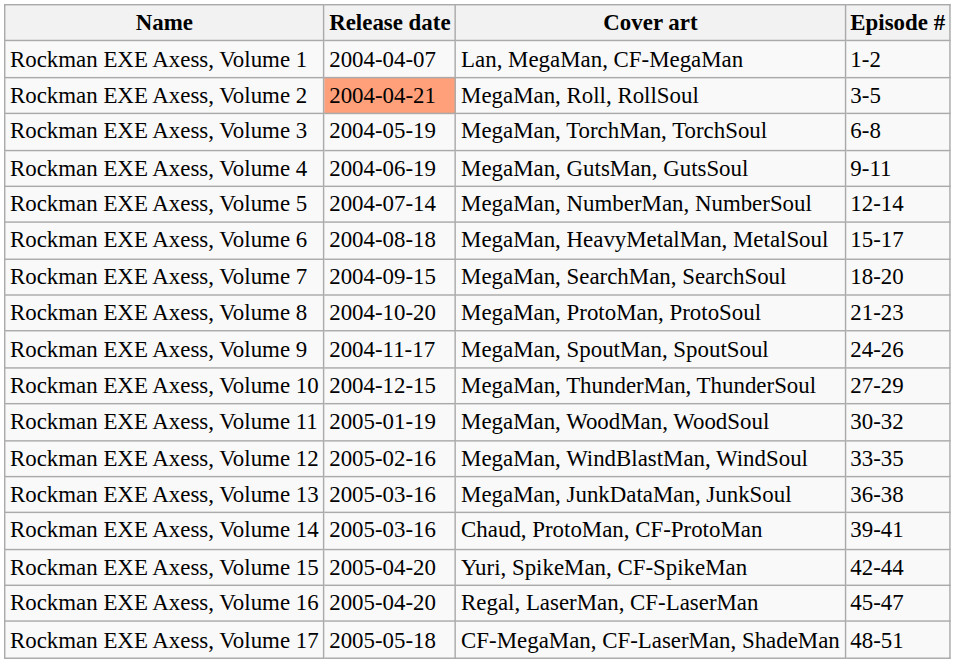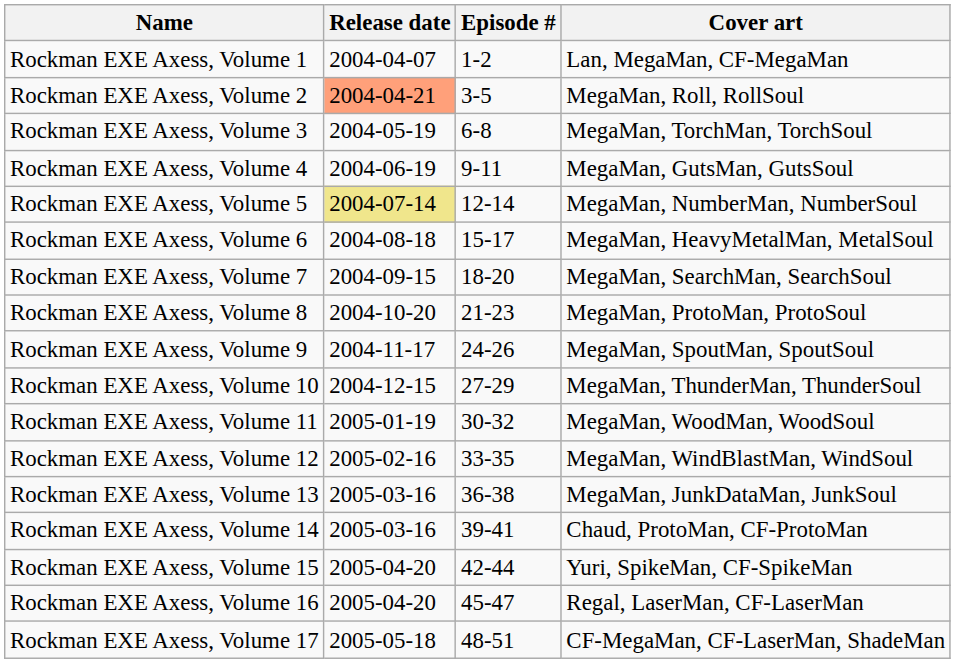columns swapped: (898, 22) <-> (650, 22)
(383, 204) no background -> (383, 204) khaki background
